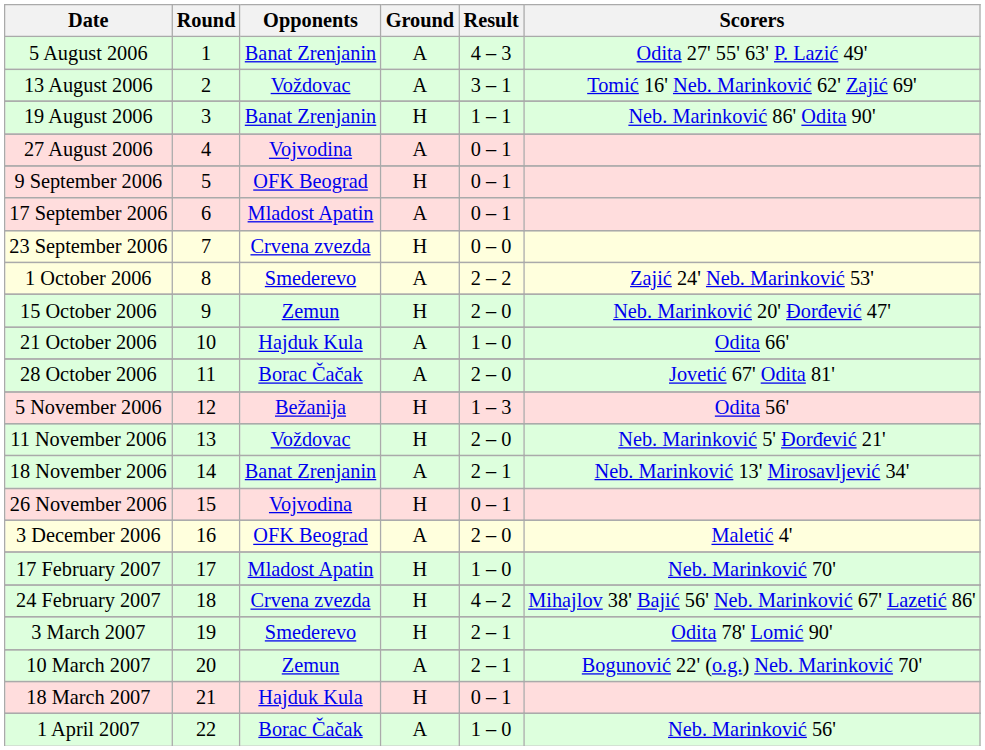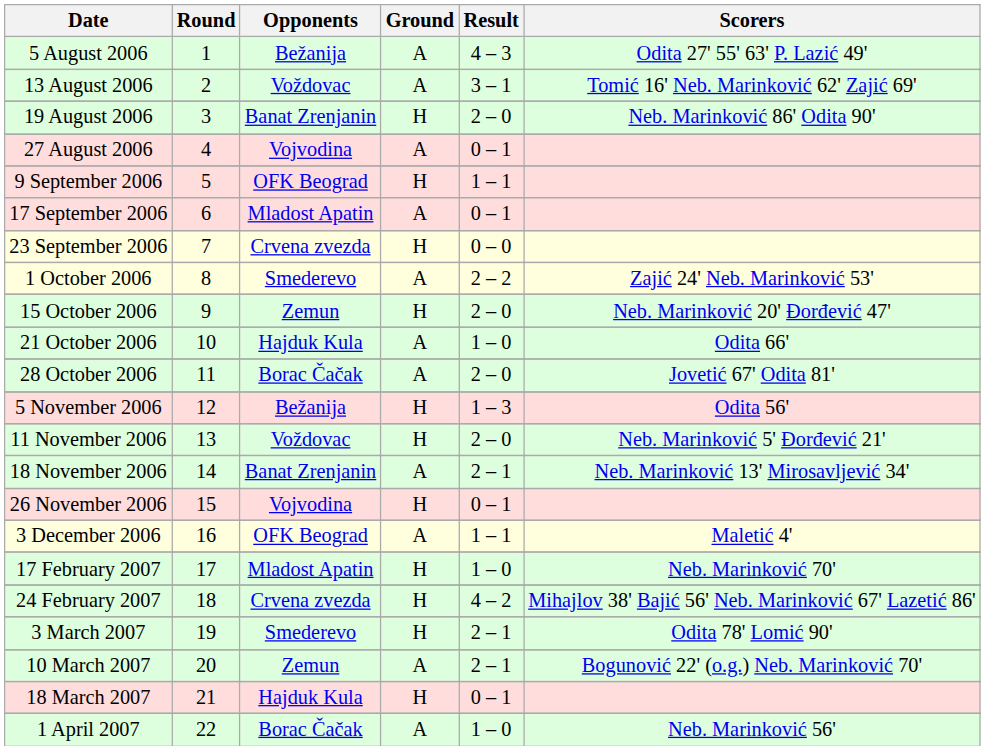(311, 52) Banat Zrenjanin -> (311, 52) Bežanija
(491, 117) 1 – 1 -> (491, 117) 2 – 0
(491, 181) 0 – 1 -> (491, 181) 1 – 1
(491, 536) 2 – 0 -> (491, 536) 1 – 1
